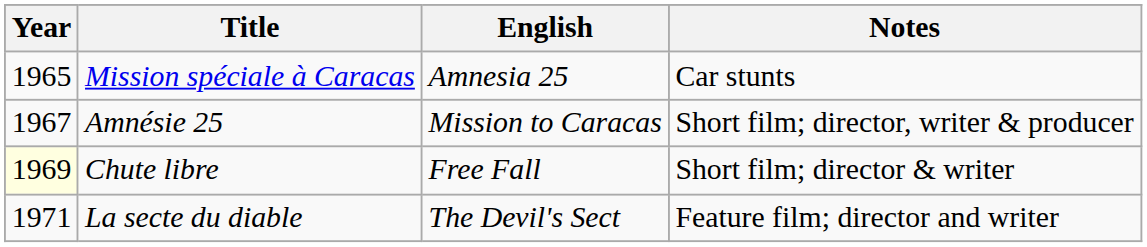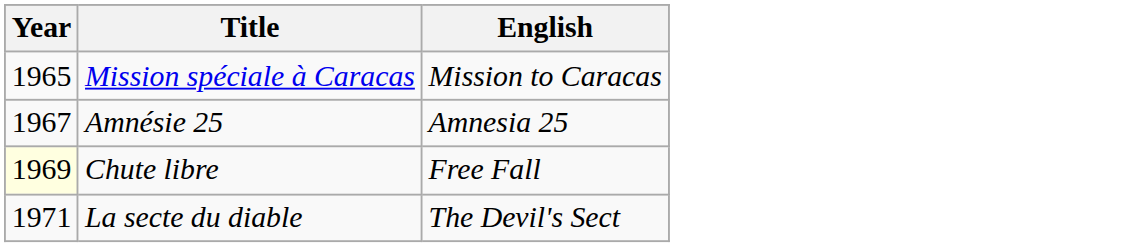- column: (905, 28)
(498, 75) Amnesia 25 -> (545, 75) Mission to Caracas
(545, 122) Mission to Caracas -> (498, 122) Amnesia 25
